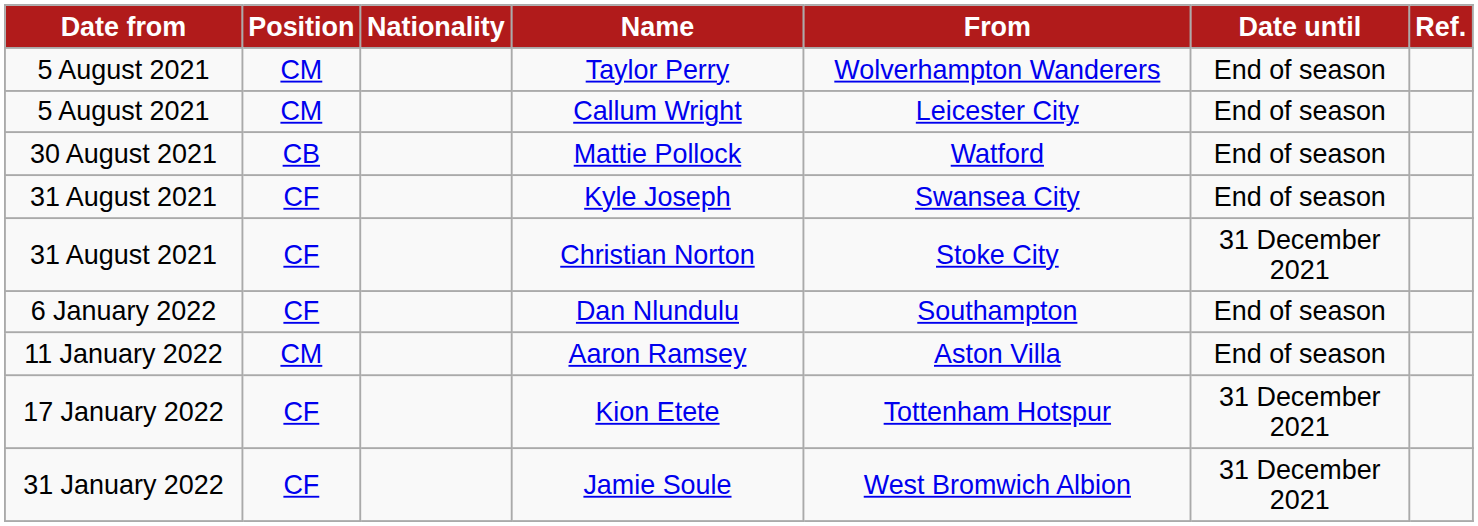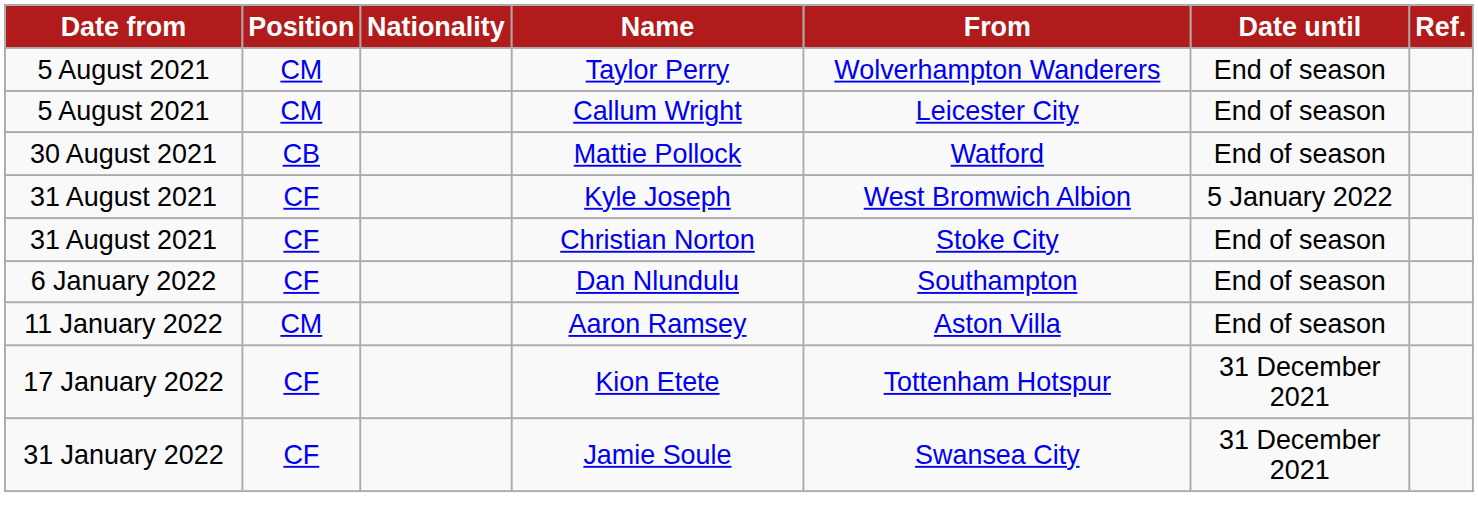(997, 197) Swansea City -> (997, 197) West Bromwich Albion
(1300, 197) End of season -> (1300, 197) 5 January 2022
(1300, 254) 31 December 2021 -> (1300, 239) End of season
(997, 484) West Bromwich Albion -> (997, 454) Swansea City
